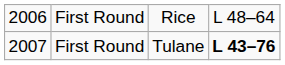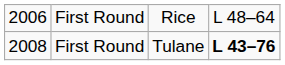(28, 45) 2007 -> (28, 45) 2008
